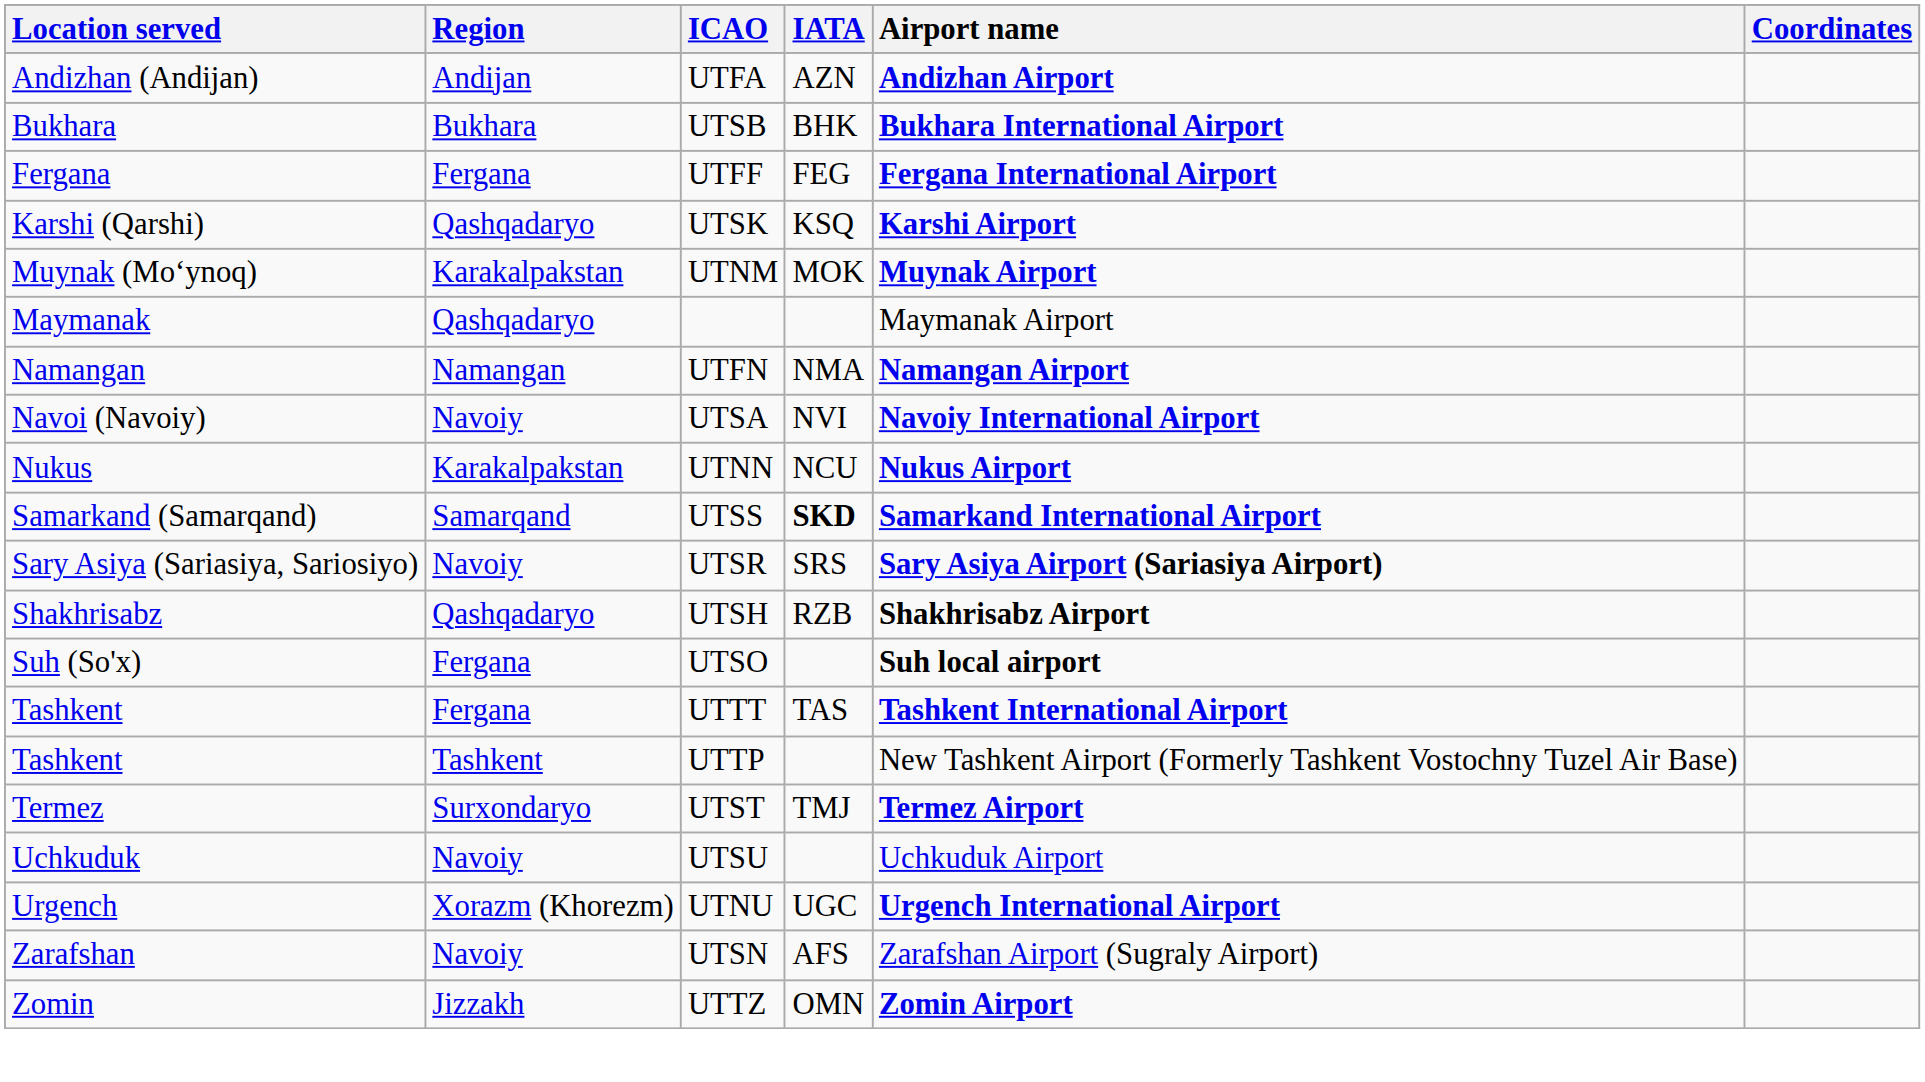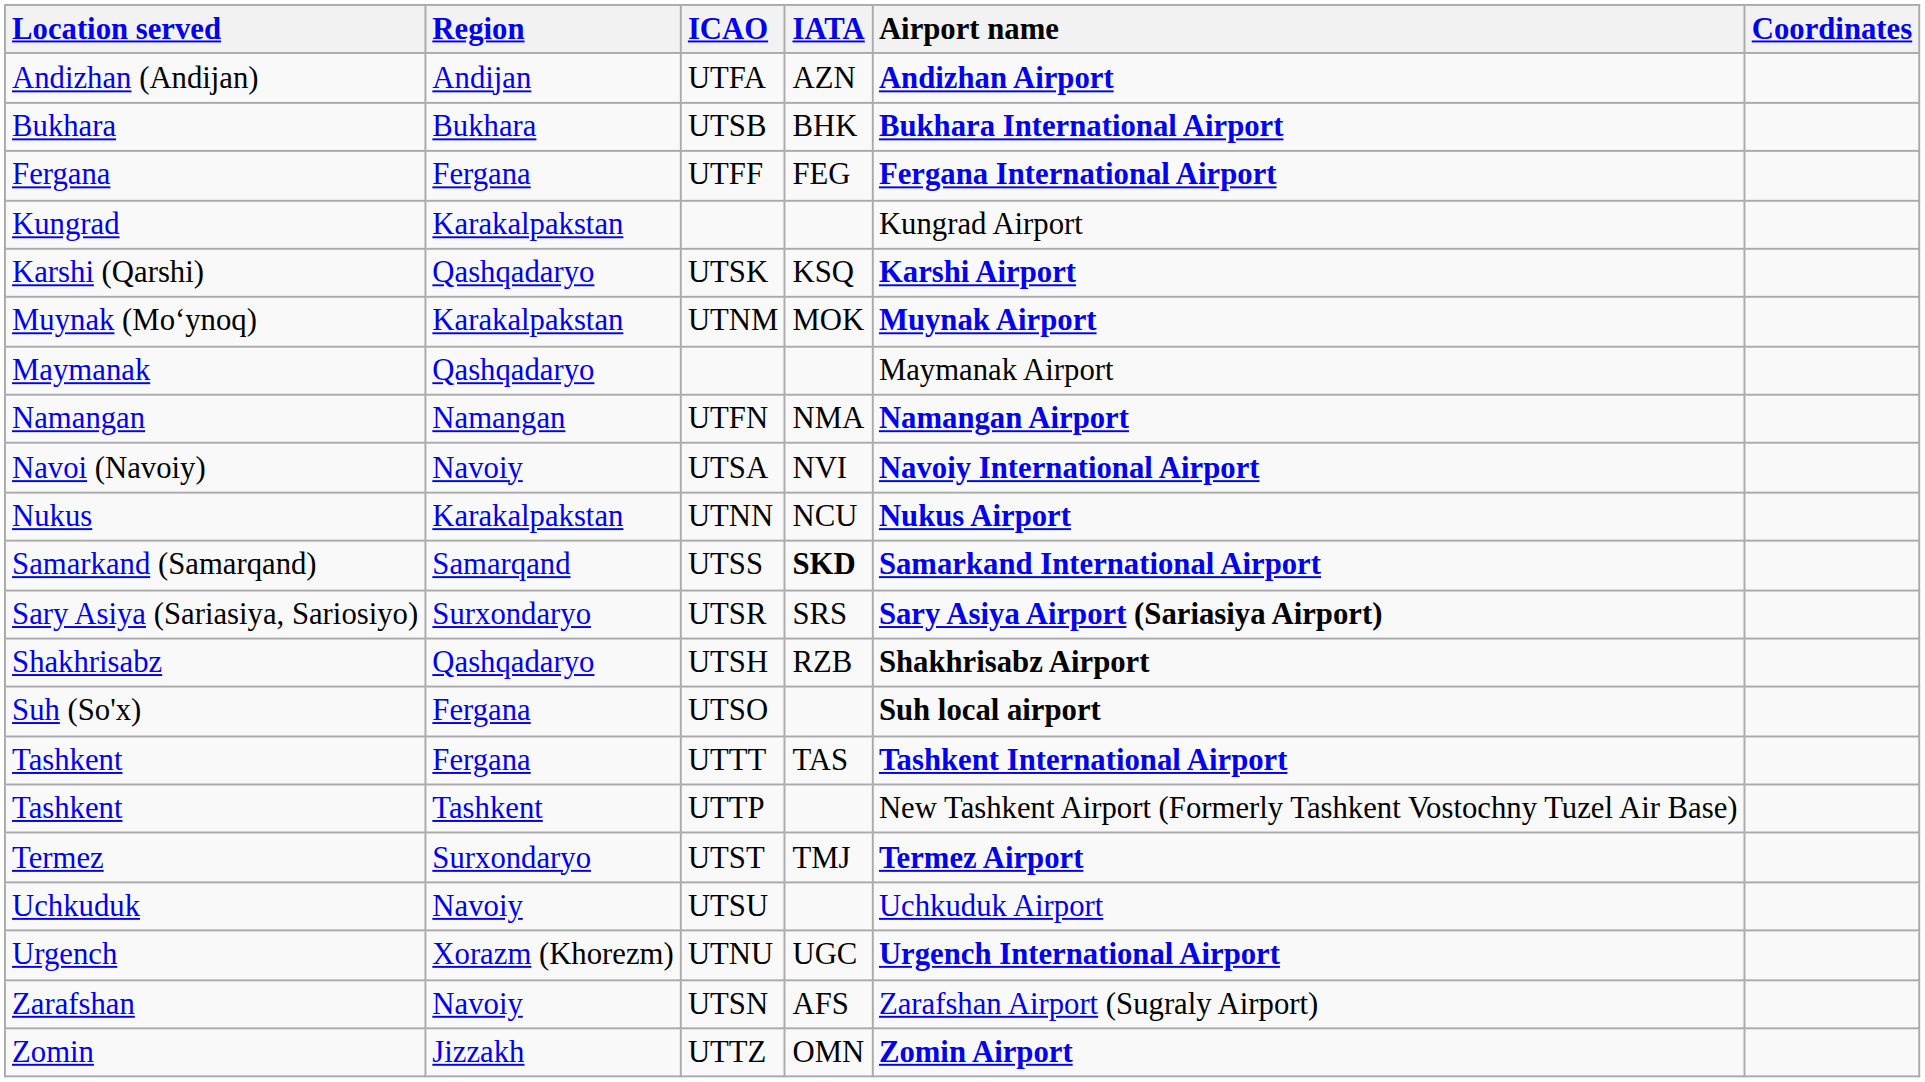+ row: (66, 223)
(478, 564) Navoiy -> (512, 613) Surxondaryo
